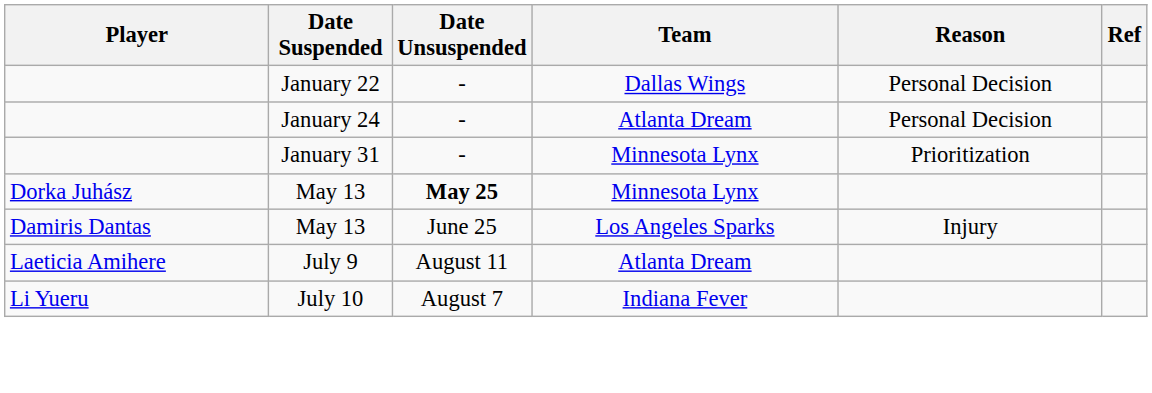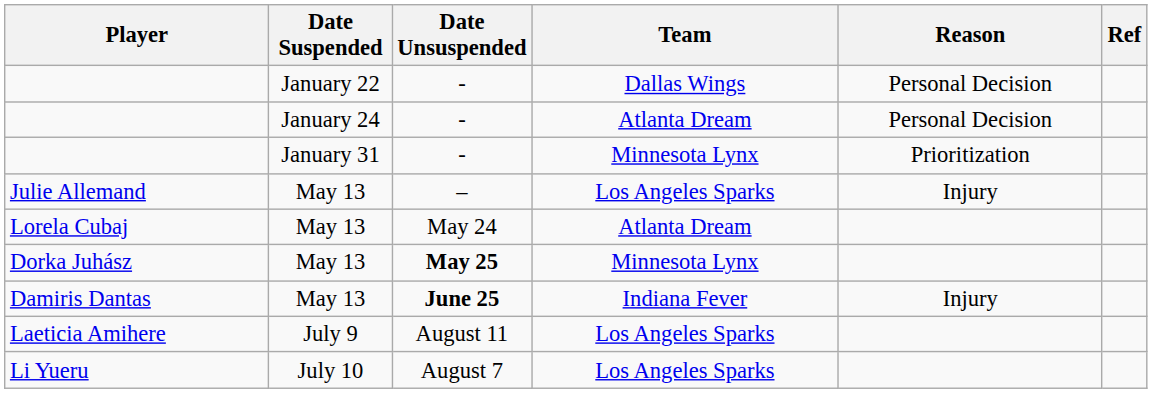+ row: (78, 190)
+ row: (69, 226)
(462, 226) normal -> (462, 298) bold
(685, 226) Los Angeles Sparks -> (685, 298) Indiana Fever
(685, 262) Atlanta Dream -> (685, 333) Los Angeles Sparks
(685, 298) Indiana Fever -> (685, 369) Los Angeles Sparks
